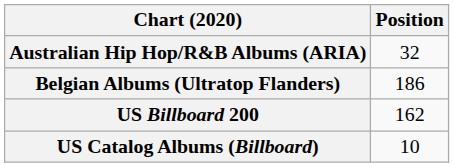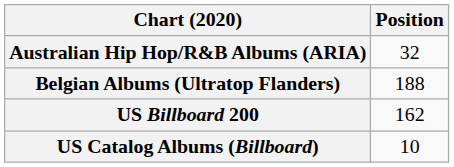(410, 83) 186 -> (410, 83) 188
